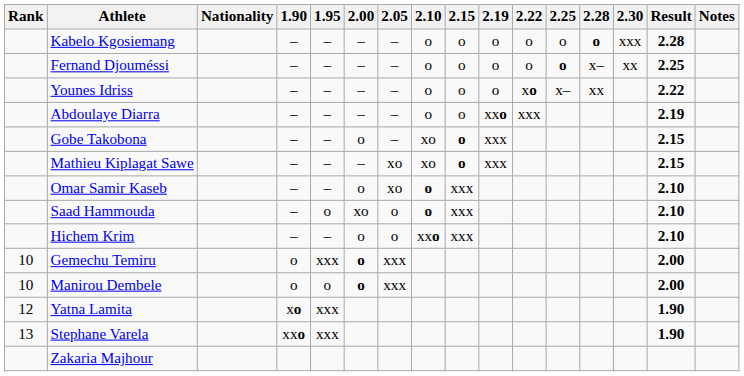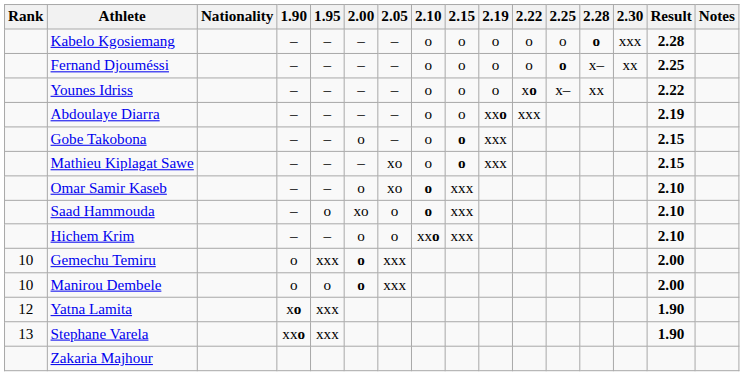(428, 138) xo -> (428, 138) o
(428, 163) xo -> (428, 163) o
